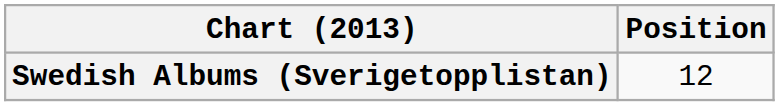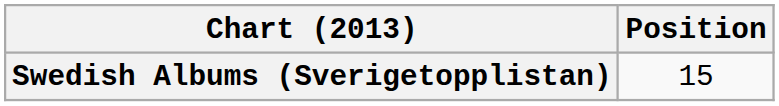(696, 77) 12 -> (696, 77) 15
